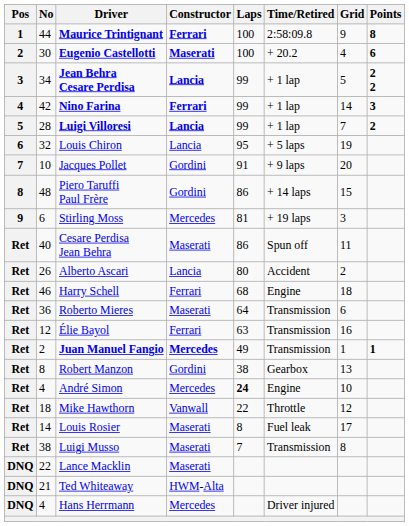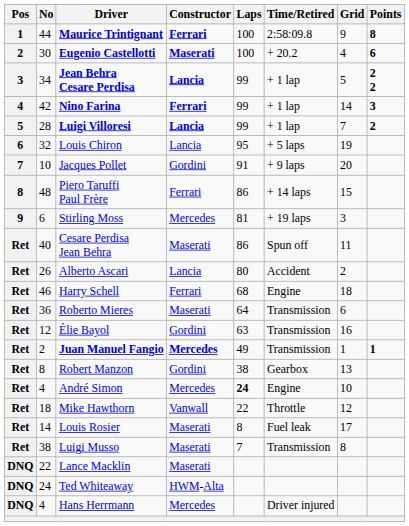(188, 191) Gordini -> (185, 191) Ferrari
(185, 330) Ferrari -> (188, 330) Gordini
(45, 486) 21 -> (45, 486) 24
